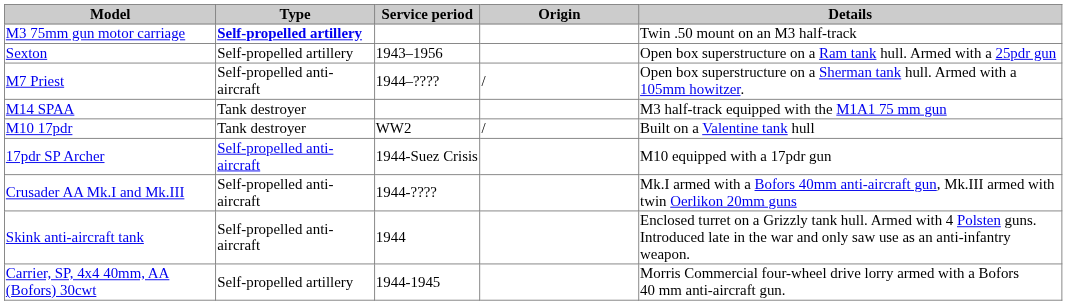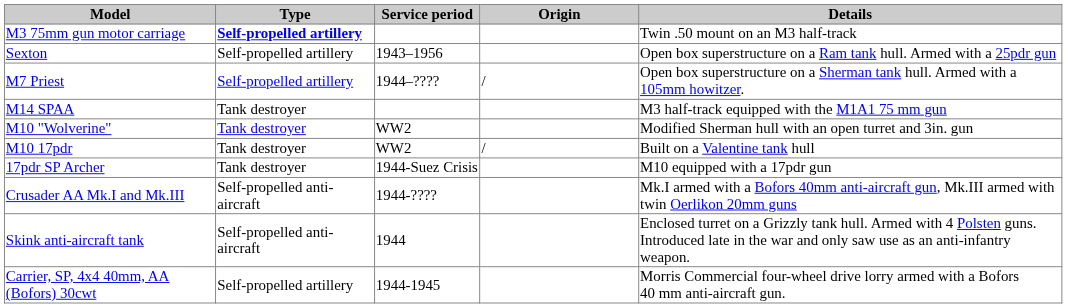(275, 81) Self-propelled anti-aircraft -> (285, 81) Self-propelled artillery
+ row: (59, 128)
(275, 156) Self-propelled anti-aircraft -> (262, 167) Tank destroyer
